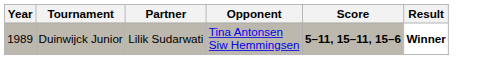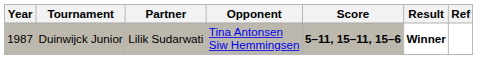+ column: (461, 14)
(20, 39) 1989 -> (20, 39) 1987
